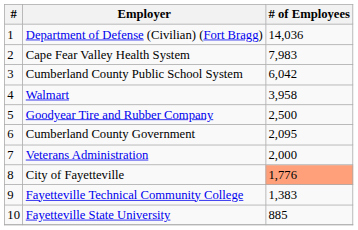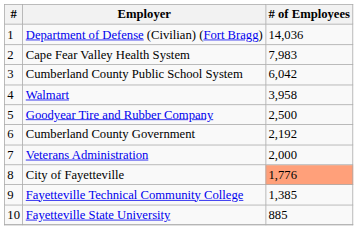(283, 134) 2,095 -> (283, 134) 2,192
(283, 194) 1,383 -> (283, 194) 1,385
